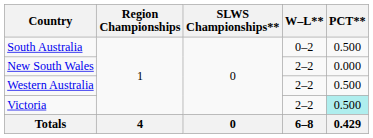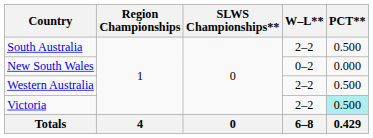(304, 47) 0–2 -> (304, 47) 2–2
(304, 66) 2–2 -> (304, 66) 0–2
